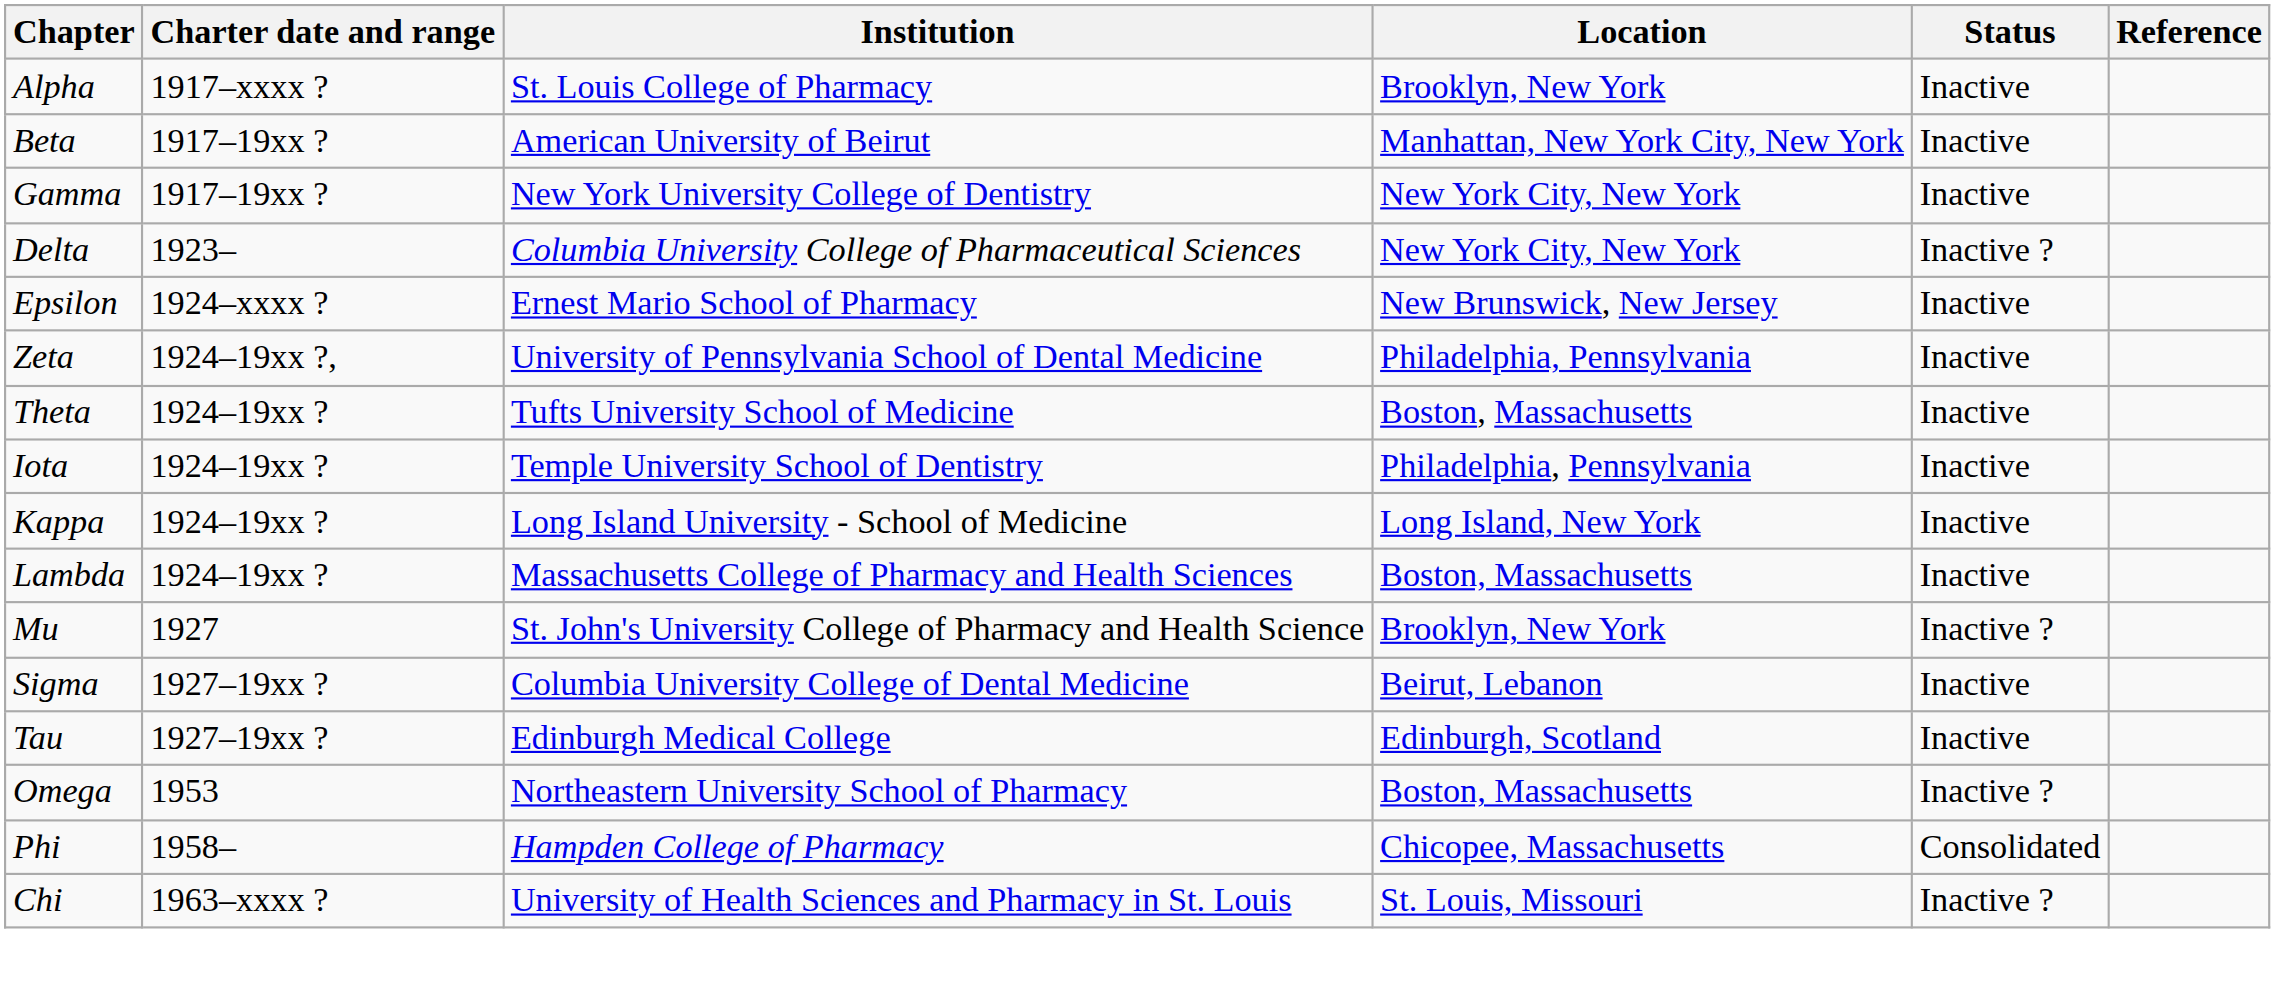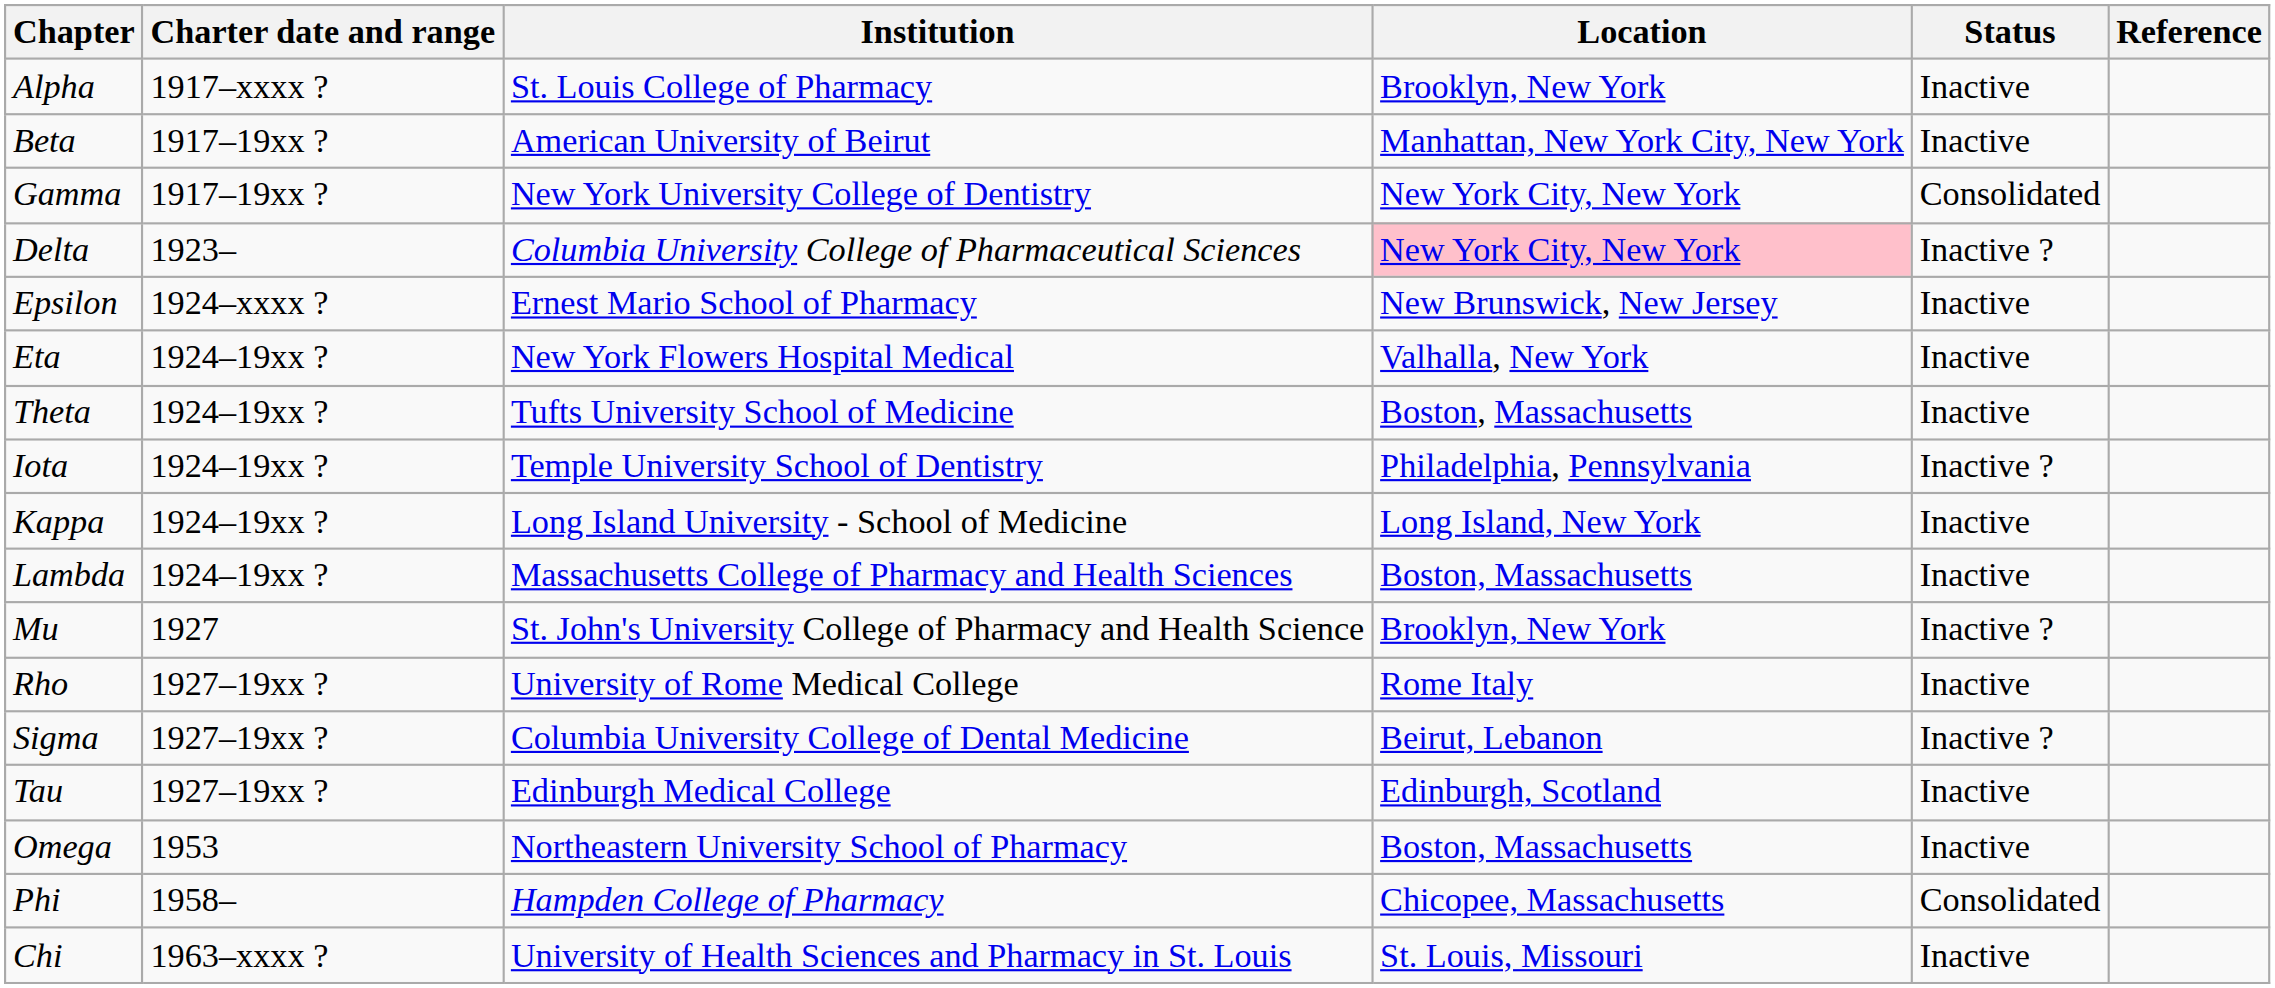(1975, 194) Inactive -> (2010, 194) Consolidated
(1560, 248) no background -> (1560, 248) pink background
- row: (43, 357)
+ row: (37, 357)
(1975, 466) Inactive -> (1987, 466) Inactive ?
+ row: (41, 683)
(1975, 683) Inactive -> (1987, 737) Inactive ?
(1987, 791) Inactive ? -> (1975, 846) Inactive
(1987, 900) Inactive ? -> (1975, 954) Inactive
